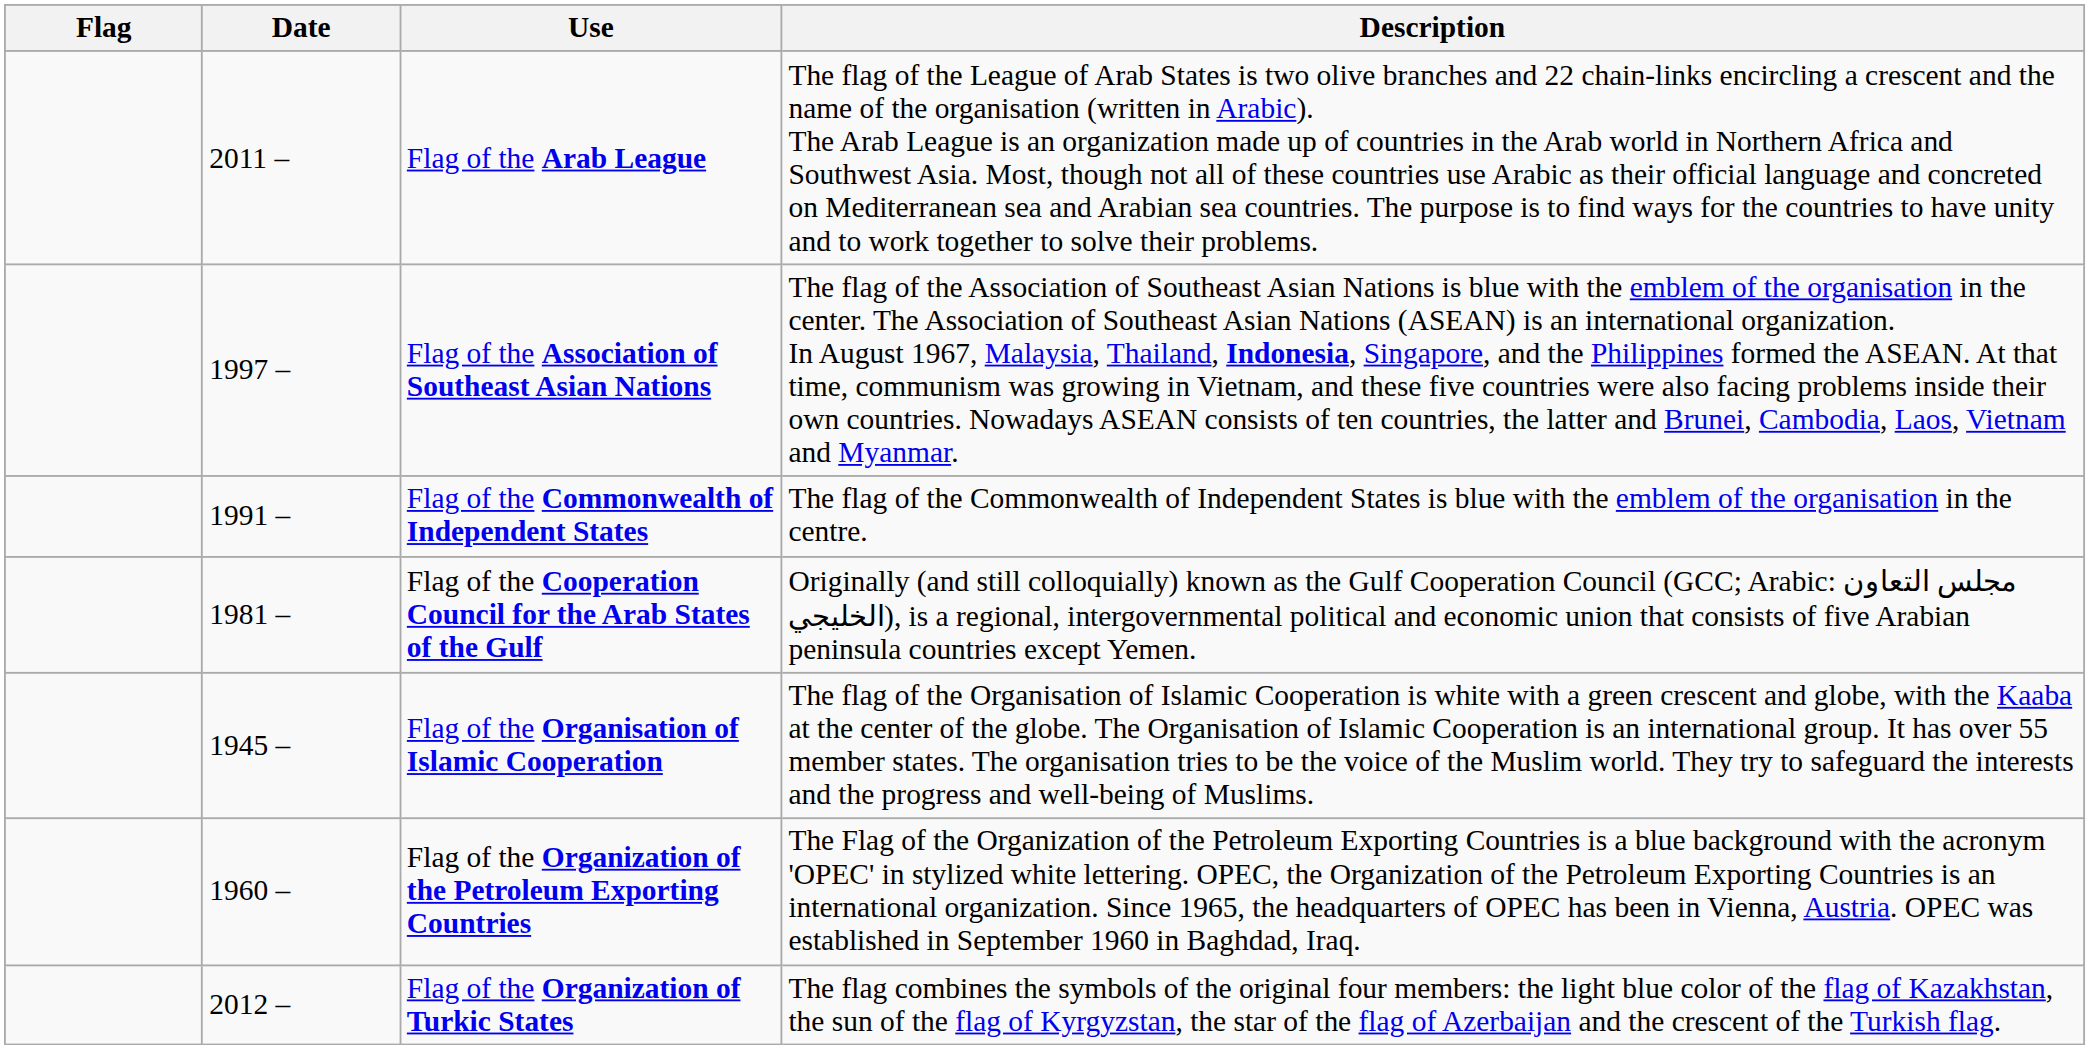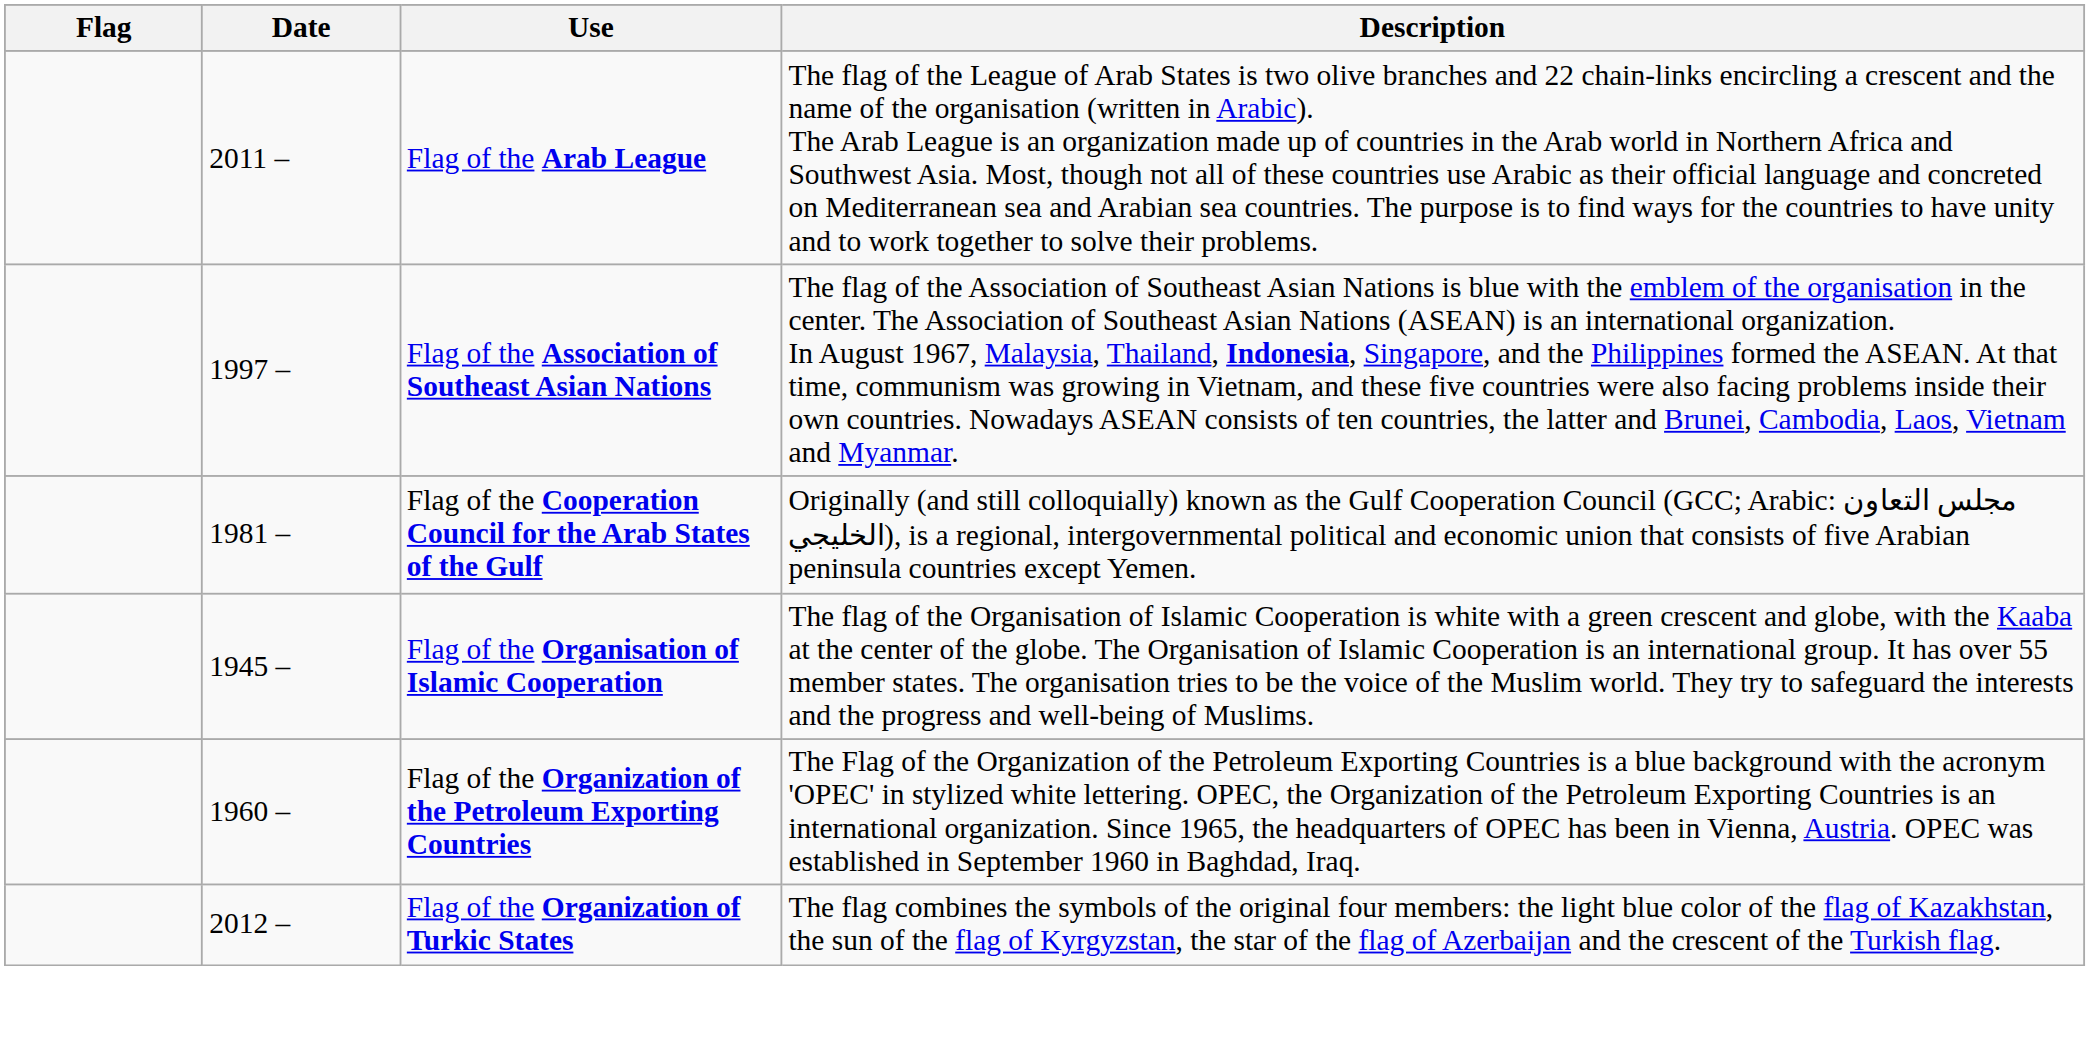- row: (590, 515)
